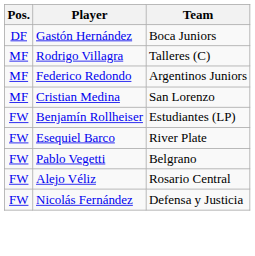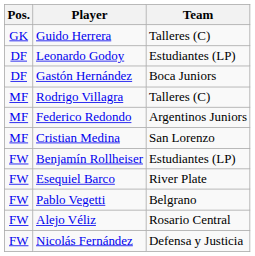+ row: (74, 35)
+ row: (80, 55)
